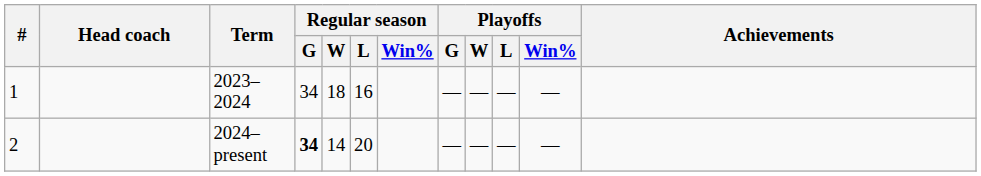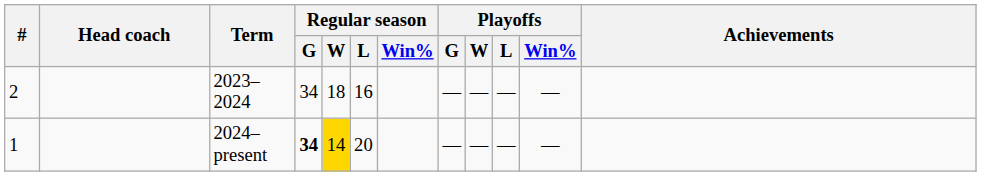(14, 92) 1 -> (14, 92) 2
(14, 145) 2 -> (14, 145) 1
(336, 145) no background -> (336, 145) gold background
